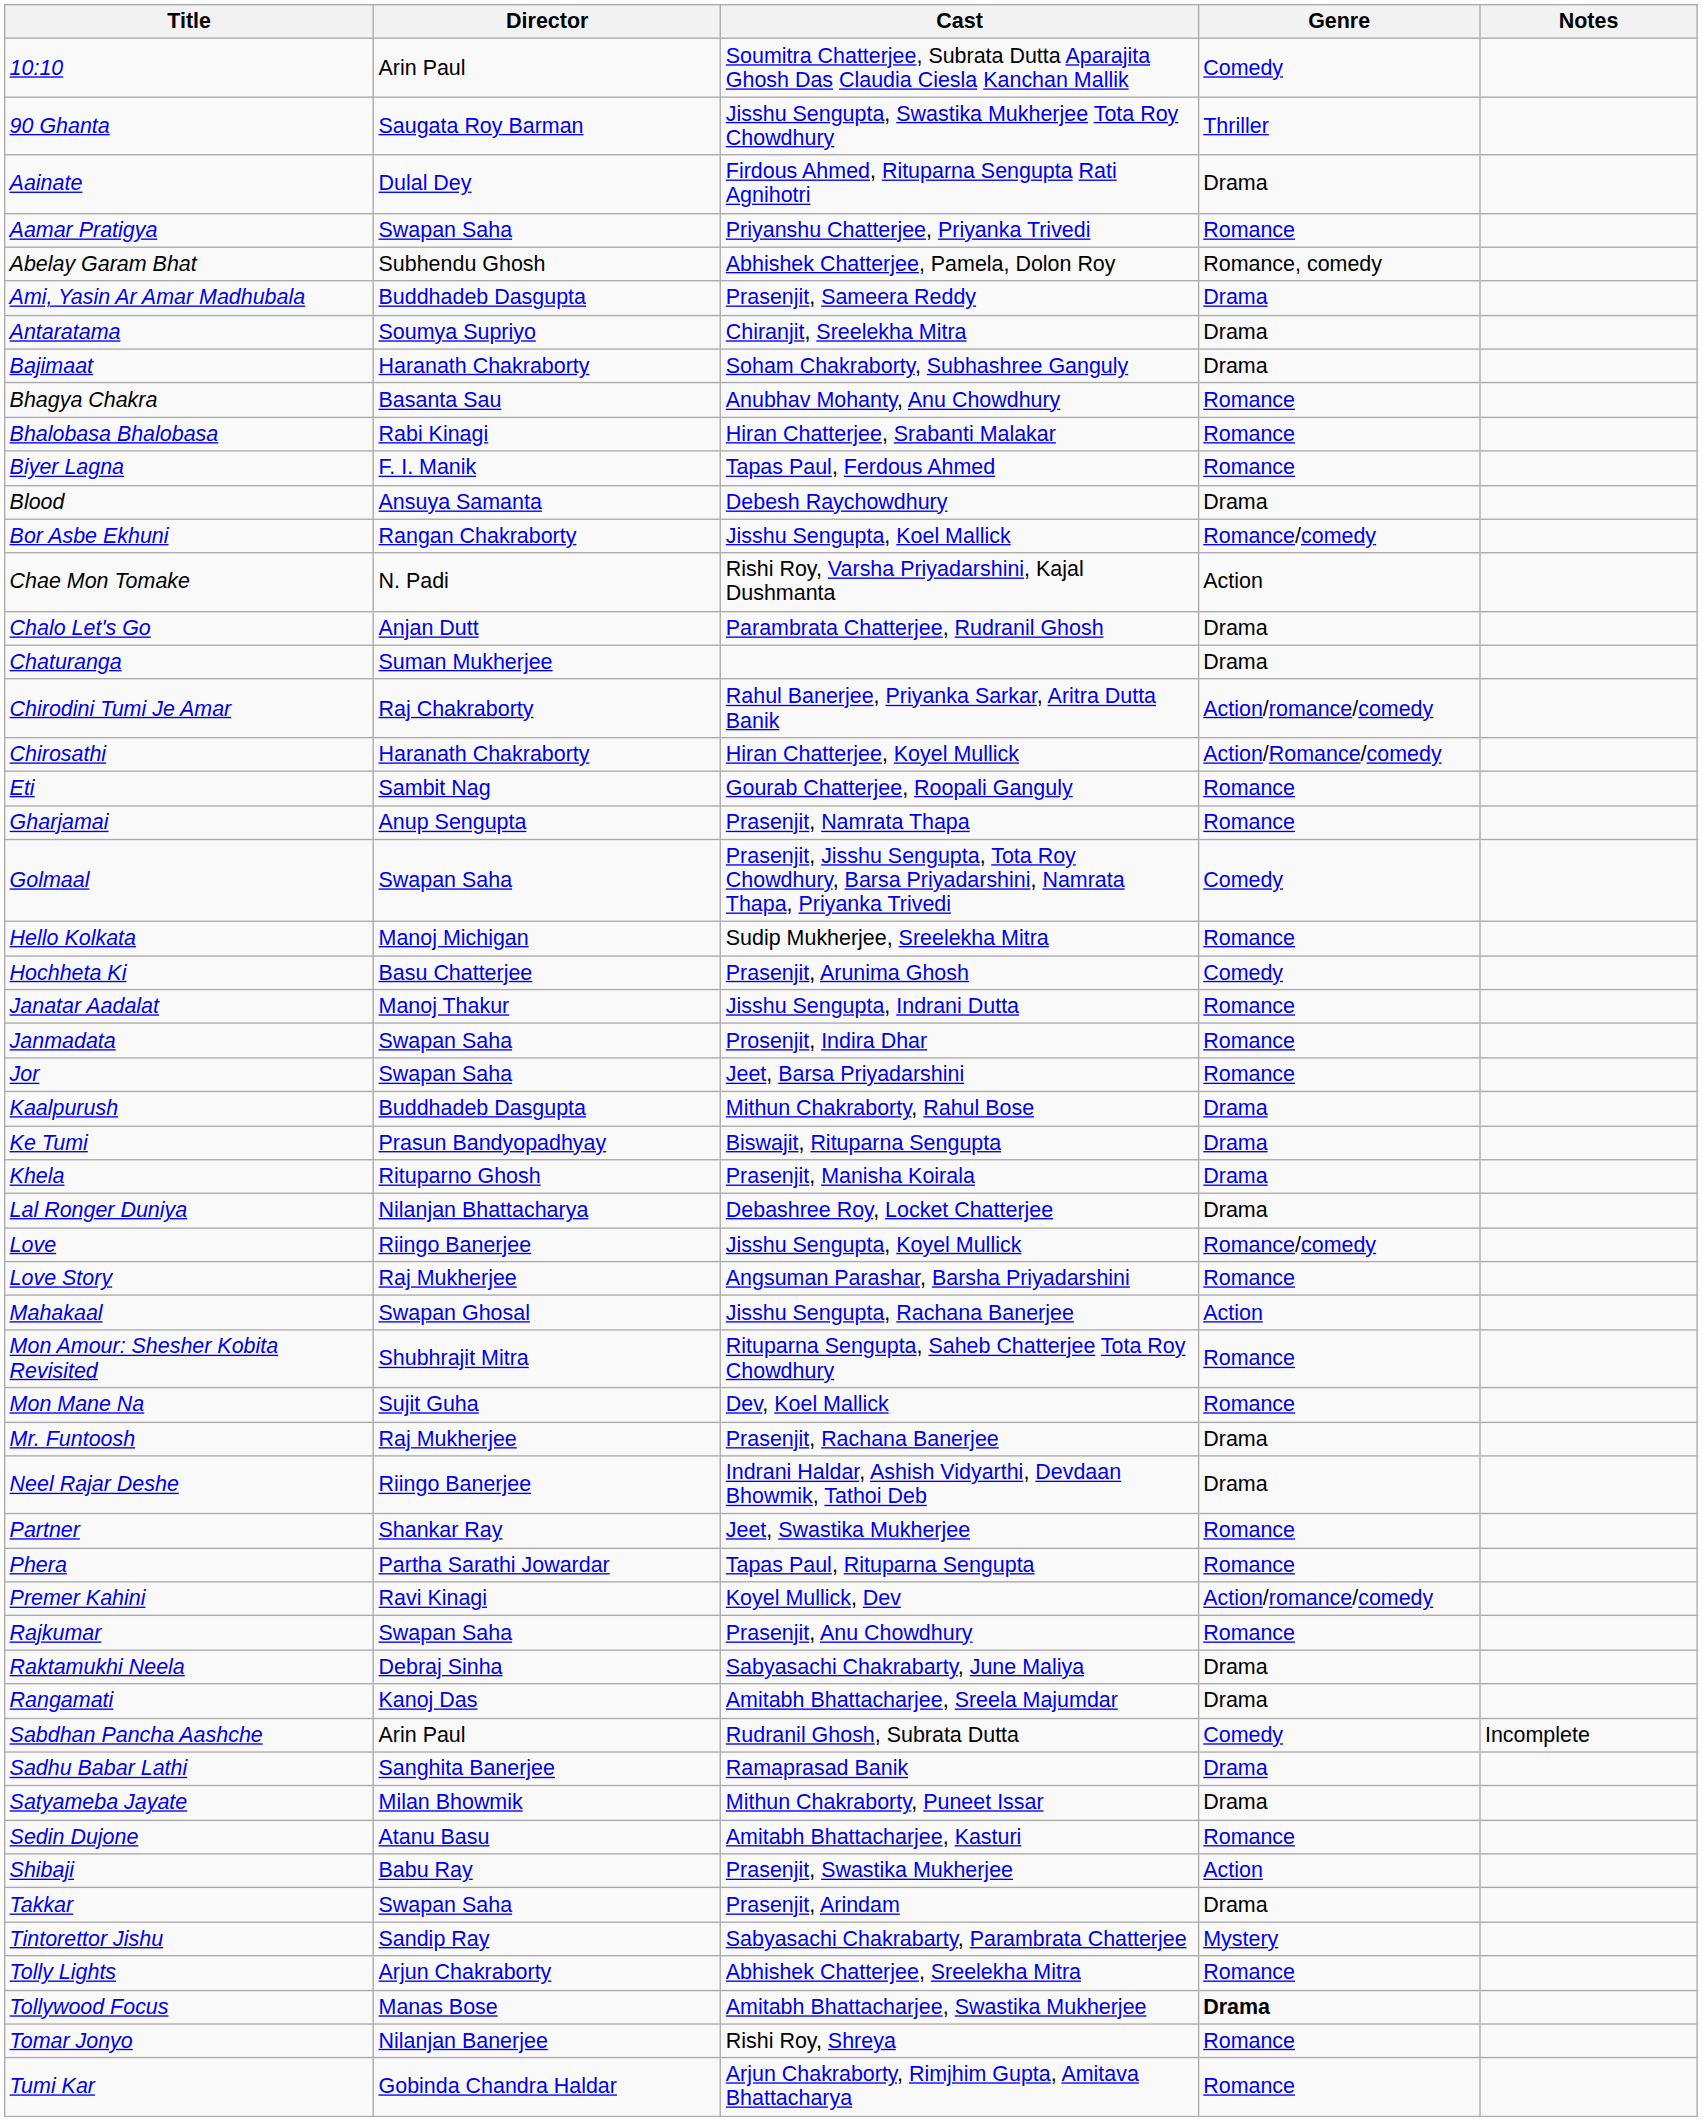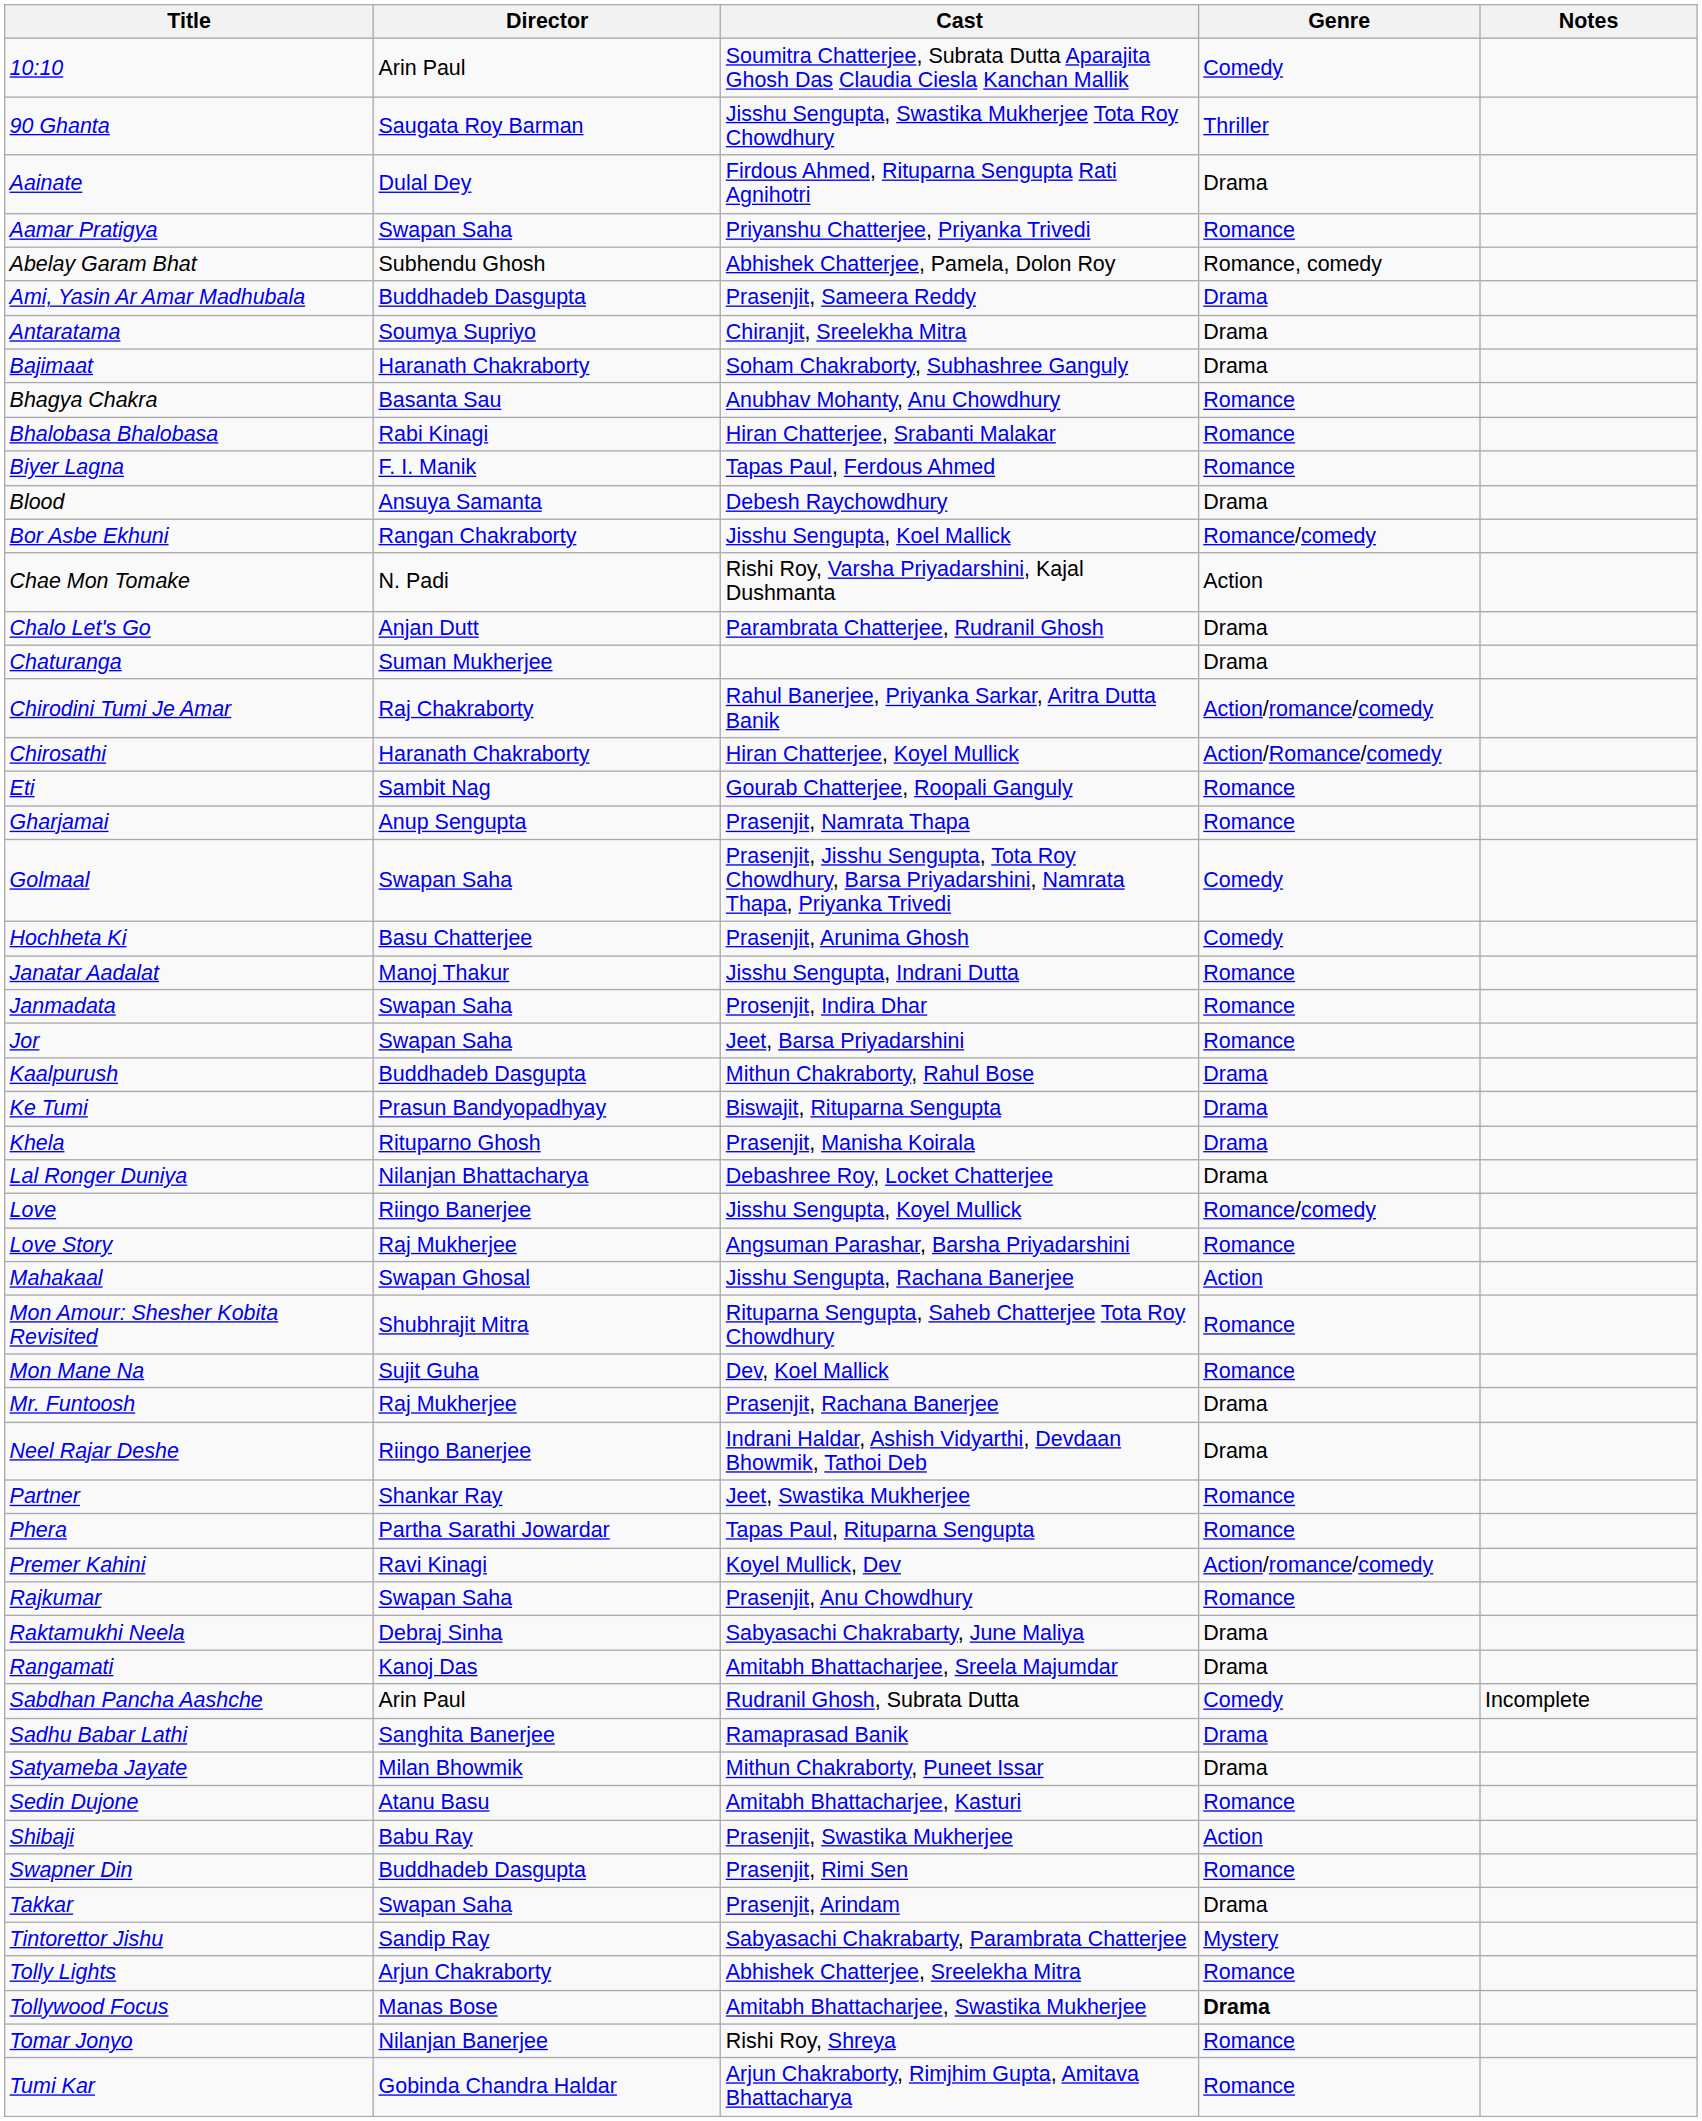- row: (73, 938)
+ row: (71, 1870)
